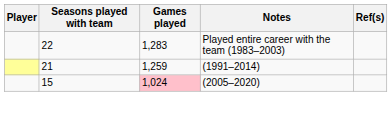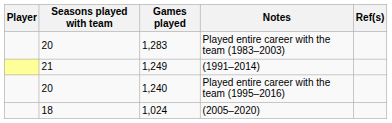(47, 45) 22 -> (47, 45) 20
(155, 67) 1,259 -> (155, 67) 1,249
+ row: (266, 88)
(47, 83) 15 -> (47, 110) 18
(155, 83) pink background -> (155, 110) no background
